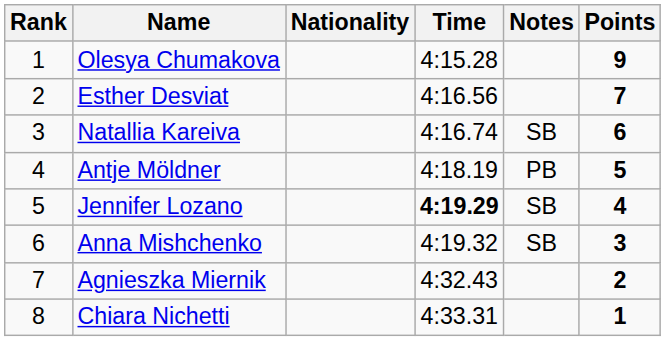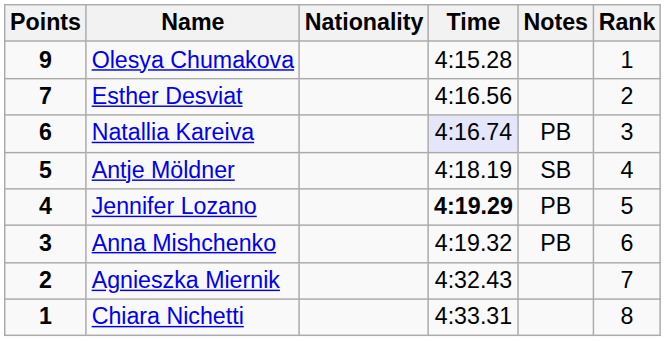columns swapped: (38, 22) <-> (620, 22)
(459, 133) no background -> (473, 133) lavender background
(542, 133) SB -> (556, 133) PB
(542, 170) PB -> (556, 170) SB
(542, 206) SB -> (556, 206) PB
(542, 243) SB -> (556, 243) PB
